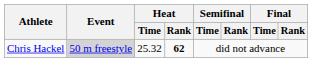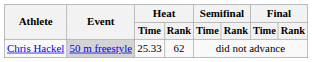(149, 49) 25.32 -> (149, 49) 25.33
(179, 49) bold -> (179, 49) normal
